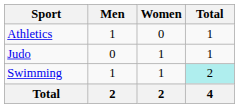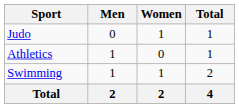rows swapped: (30, 34) <-> (19, 53)
(210, 73) paleturquoise background -> (210, 73) no background
